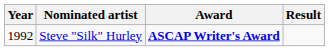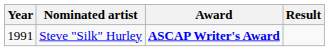(20, 35) 1992 -> (20, 35) 1991
